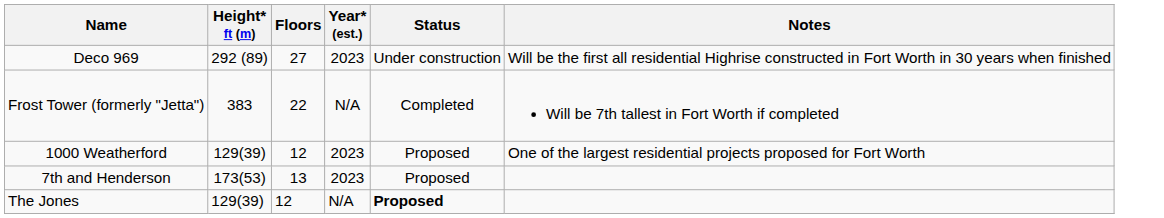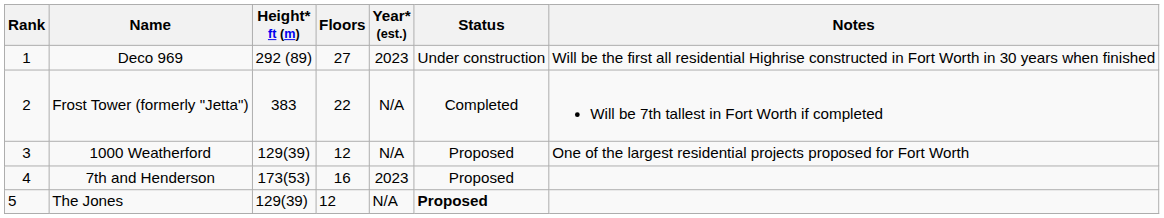+ column: (27, 25)
(347, 153) 2023 -> (392, 153) N/A
(298, 177) 13 -> (342, 177) 16
